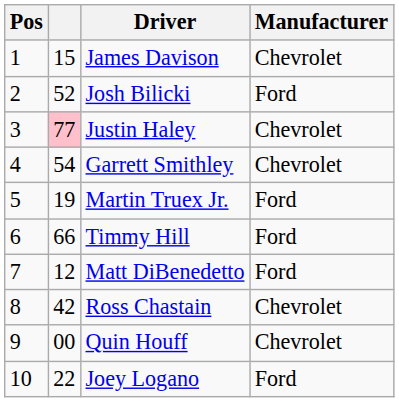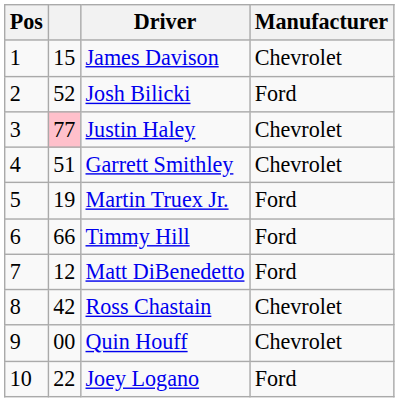(64, 164) 54 -> (64, 164) 51
